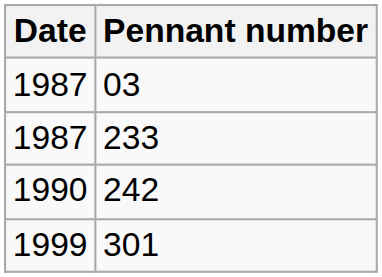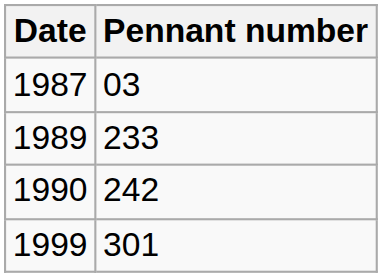(50, 137) 1987 -> (50, 137) 1989
